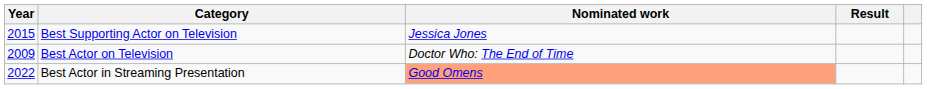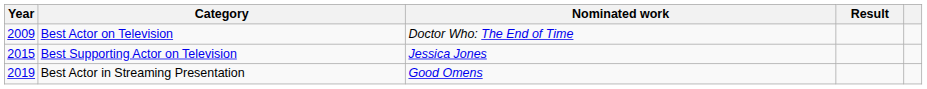rows swapped: (107, 53) <-> (139, 34)
(21, 73) 2022 -> (21, 73) 2019
(446, 73) lightsalmon background -> (446, 73) no background
